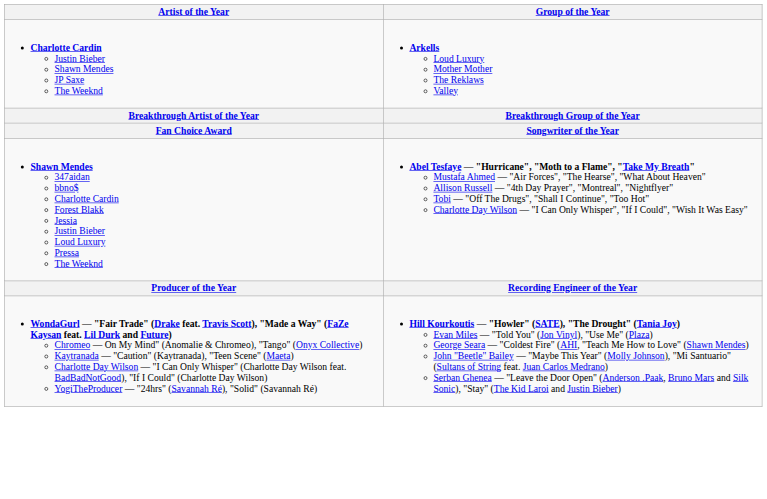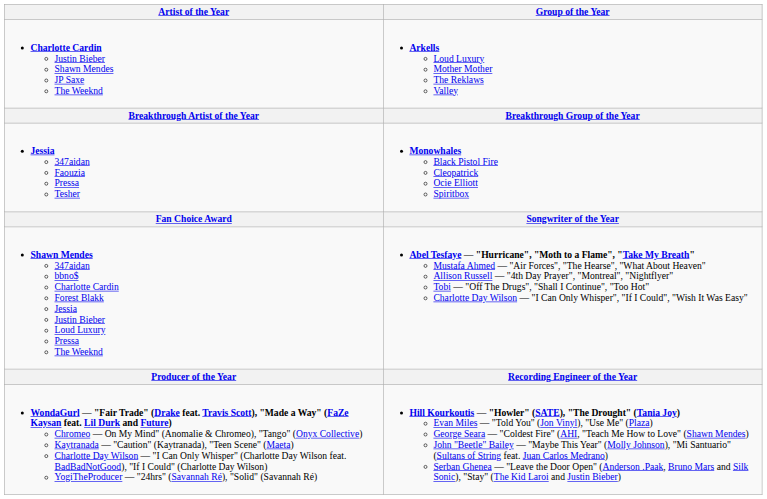+ row: (194, 173)
